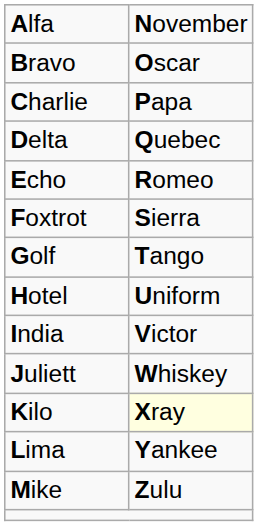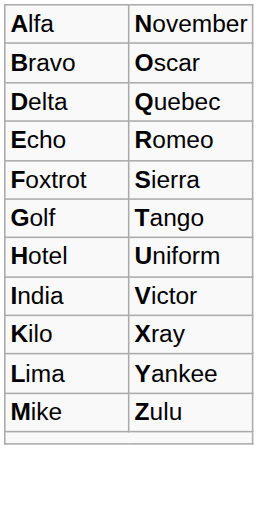- row: (49, 101)
- row: (43, 373)
(160, 412) lightyellow background -> (160, 334) no background
